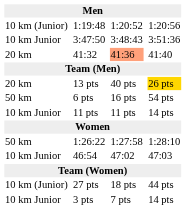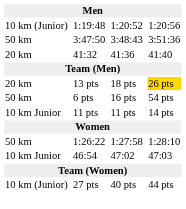(33, 40) 10 km Junior -> (20, 40) 50 km
(123, 54) lightsalmon background -> (123, 54) no background
(123, 83) 40 pts -> (123, 83) 18 pts
(123, 185) 18 pts -> (123, 185) 40 pts
- row: (83, 199)
